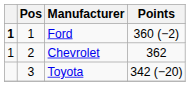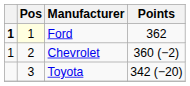(31, 33) no background -> (31, 33) lightyellow background
(156, 33) 360 (−2) -> (156, 33) 362
(156, 53) 362 -> (156, 53) 360 (−2)
